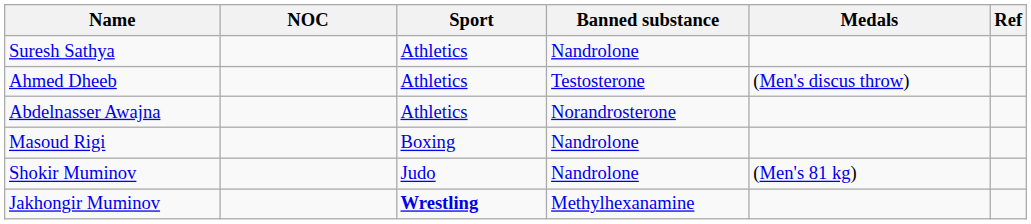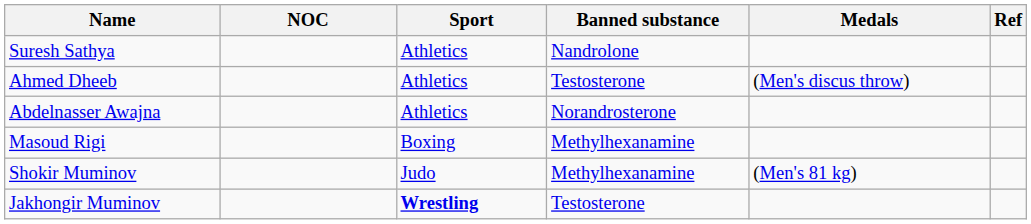(595, 142) Nandrolone -> (623, 142) Methylhexanamine
(595, 173) Nandrolone -> (623, 173) Methylhexanamine
(623, 204) Methylhexanamine -> (598, 204) Testosterone
